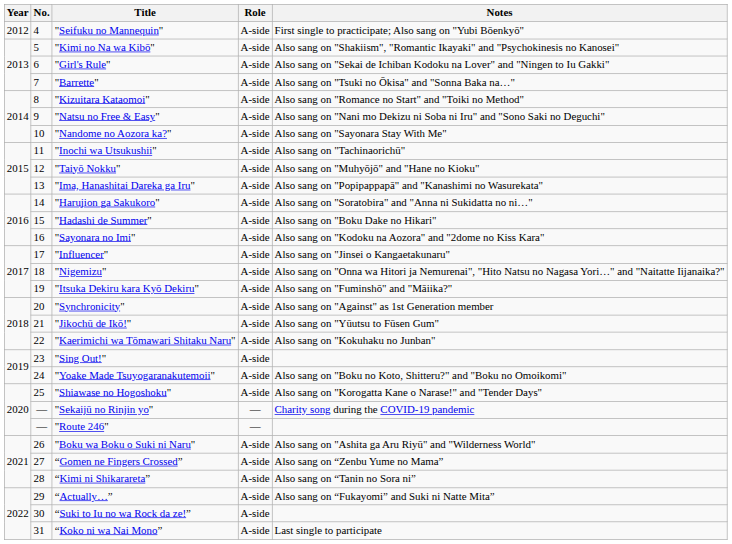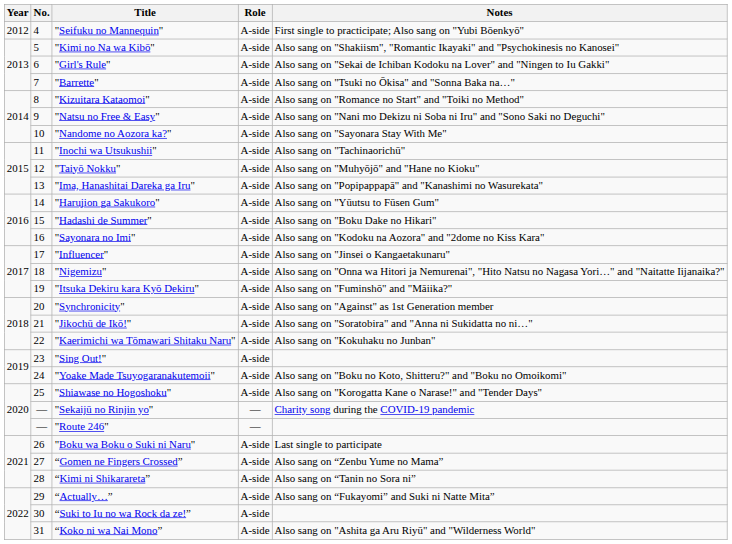(404, 202) Also sang on "Soratobira" and "Anna ni Sukidatta no ni…" -> (357, 202) Also sang on "Yūutsu to Fūsen Gum"
(357, 323) Also sang on "Yūutsu to Fūsen Gum" -> (404, 323) Also sang on "Soratobira" and "Anna ni Sukidatta no ni…"
(405, 444) Also sang on "Ashita ga Aru Riyū" and "Wilderness World" -> (328, 444) Last single to participate
(328, 530) Last single to participate -> (405, 530) Also sang on "Ashita ga Aru Riyū" and "Wilderness World"
